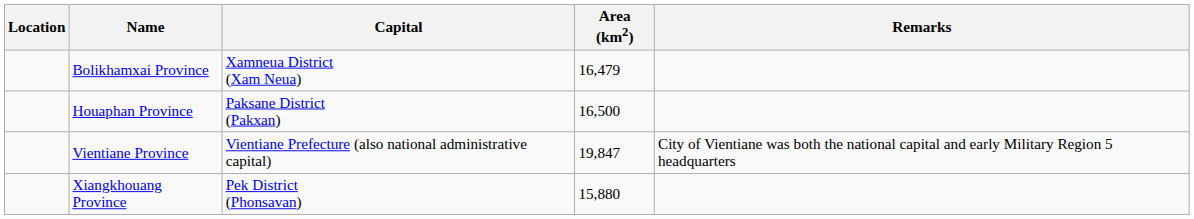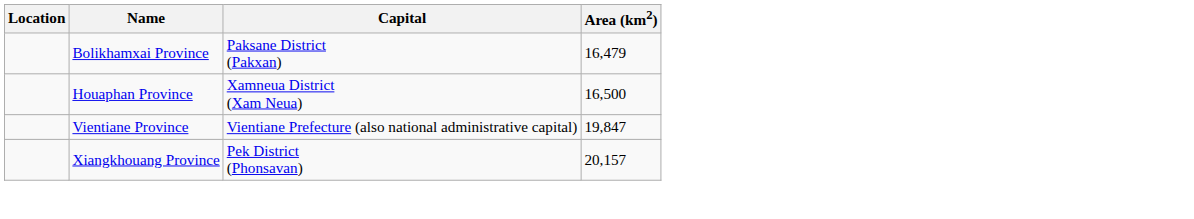- column: (922, 27)
(279, 70) Xamneua District (Xam Neua) -> (276, 53) Paksane District (Pakxan)
(275, 111) Paksane District (Pakxan) -> (281, 94) Xamneua District (Xam Neua)
(599, 194) 15,880 -> (605, 159) 20,157
